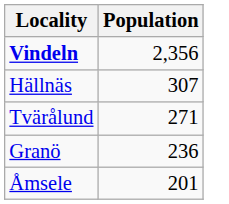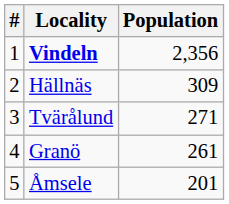+ column: (14, 20)
(183, 85) 307 -> (203, 85) 309
(183, 150) 236 -> (203, 150) 261
